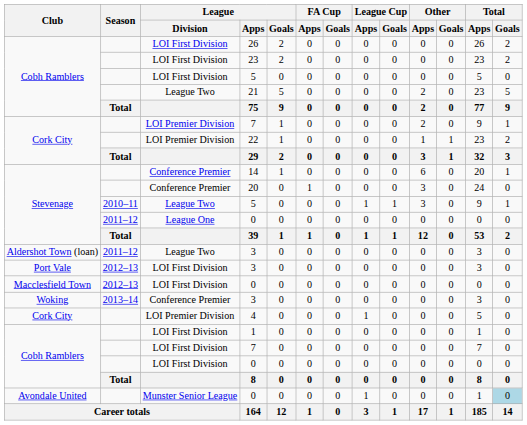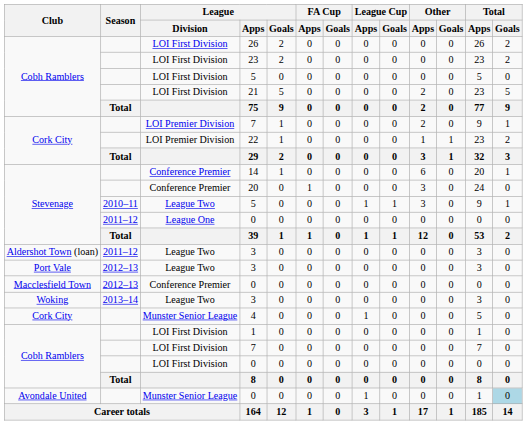(190, 92) League Two -> (190, 92) LOI First Division
(190, 268) LOI First Division -> (190, 268) League Two
(190, 284) LOI First Division -> (190, 284) Conference Premier
(190, 300) Conference Premier -> (190, 300) League Two
(190, 316) LOI Premier Division -> (190, 316) Munster Senior League
